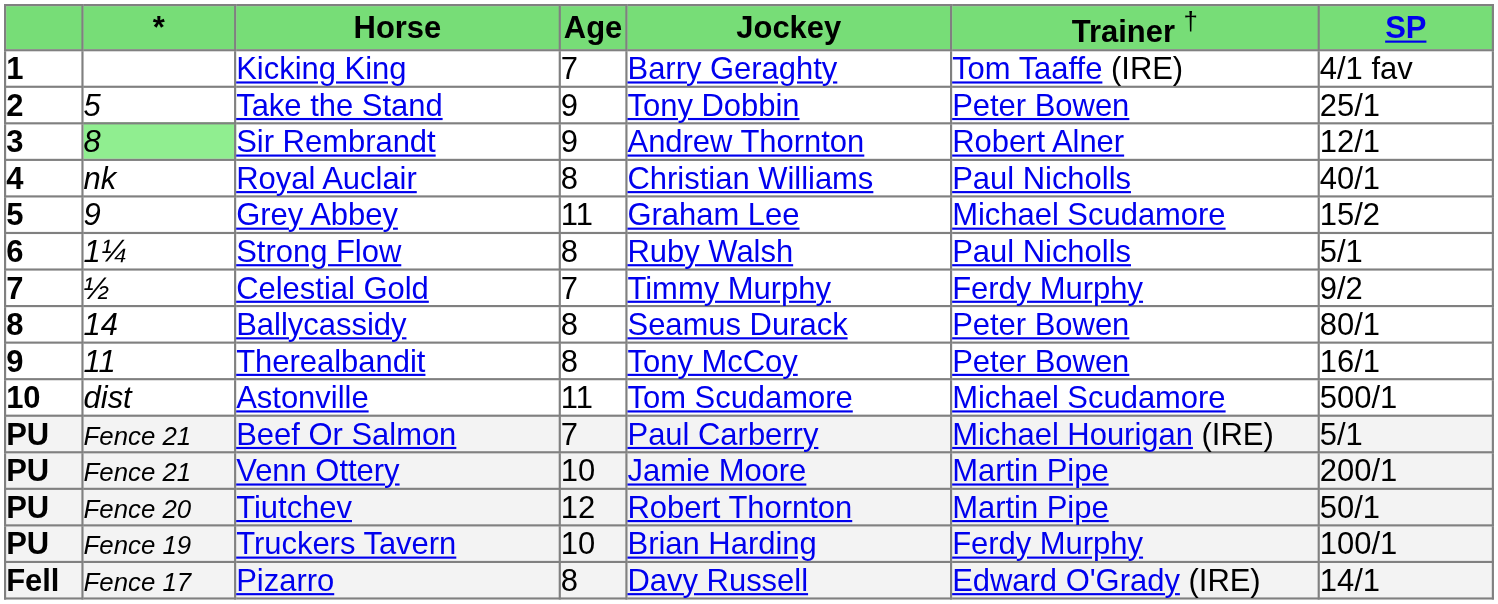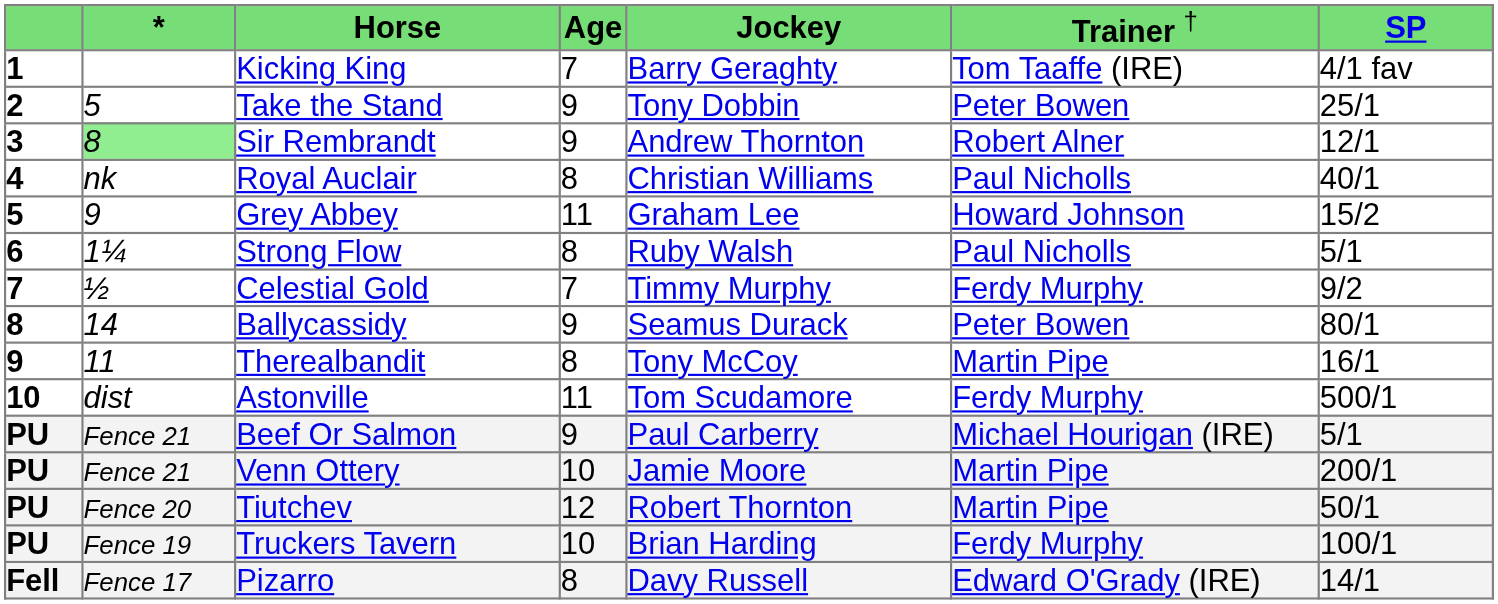(1089, 214) Michael Scudamore -> (1068, 214) Howard Johnson
(569, 324) 8 -> (569, 324) 9
(1041, 360) Peter Bowen -> (1030, 360) Martin Pipe
(1089, 397) Michael Scudamore -> (1048, 397) Ferdy Murphy
(569, 434) 7 -> (569, 434) 9
